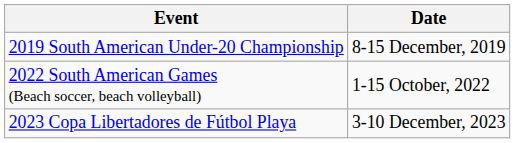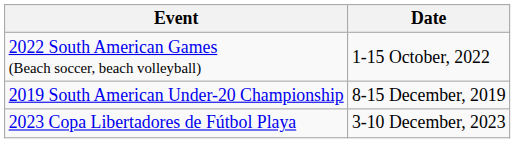rows swapped: (176, 46) <-> (113, 84)
